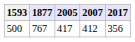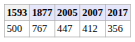(65, 28) 417 -> (65, 28) 447
